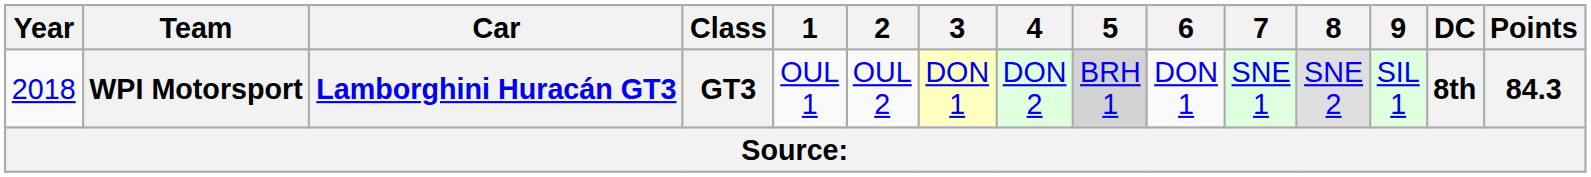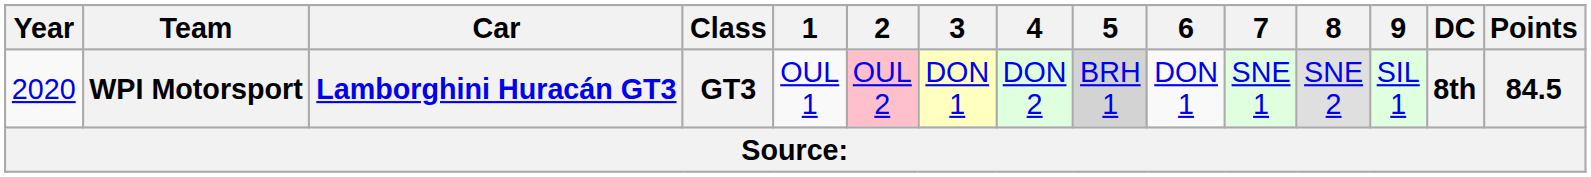(44, 88) 2018 -> (44, 88) 2020
(882, 88) no background -> (882, 88) pink background
(1534, 88) 84.3 -> (1534, 88) 84.5
